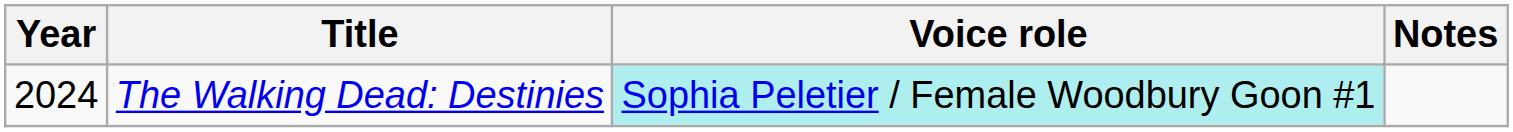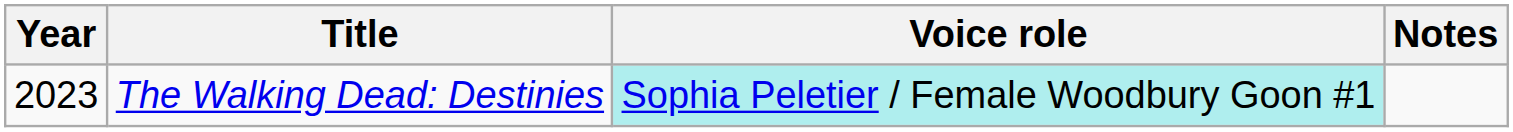(56, 94) 2024 -> (56, 94) 2023
